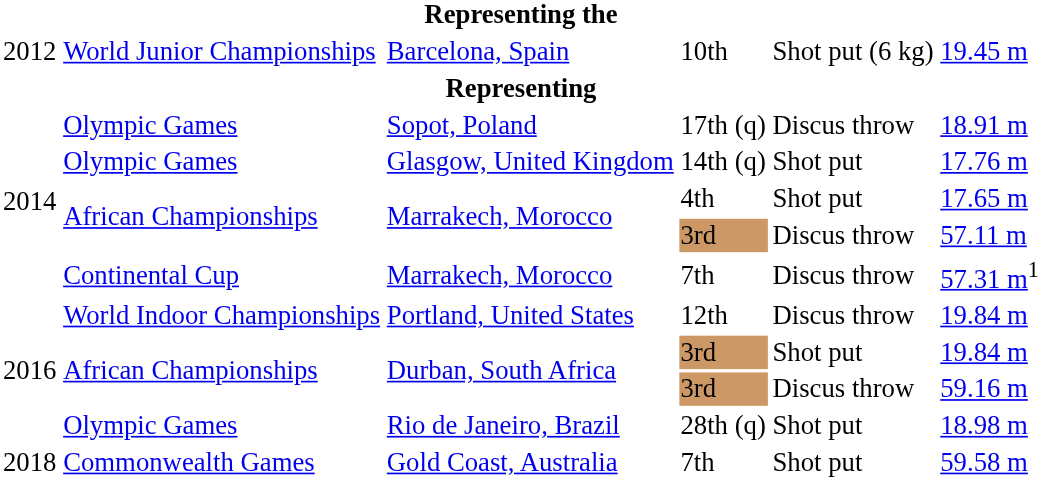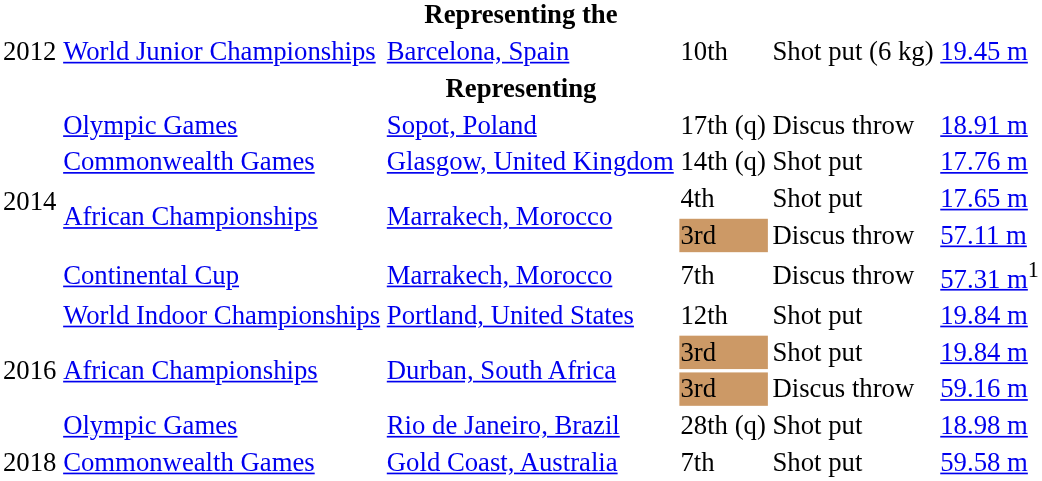(150, 161) Olympic Games -> (189, 161) Commonwealth Games
(843, 315) Discus throw -> (817, 315) Shot put
